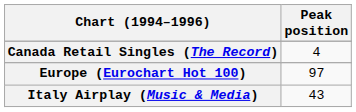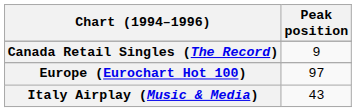(316, 52) 4 -> (316, 52) 9
